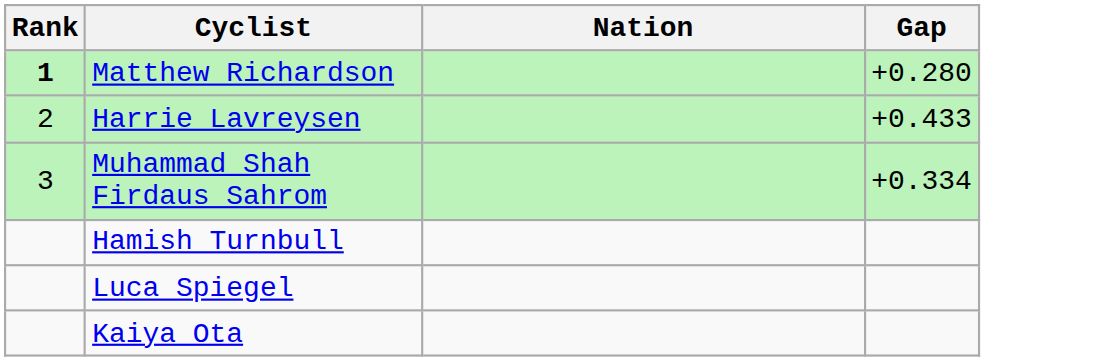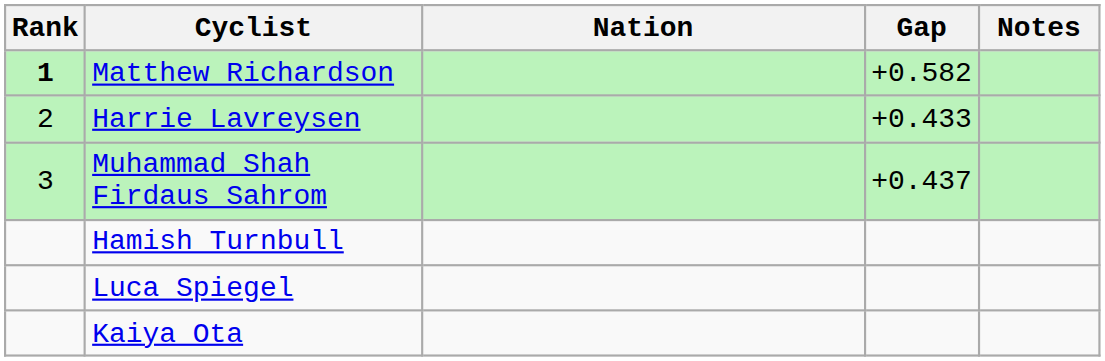+ column: (1039, 28)
(922, 73) +0.280 -> (922, 73) +0.582
(922, 181) +0.334 -> (922, 181) +0.437
